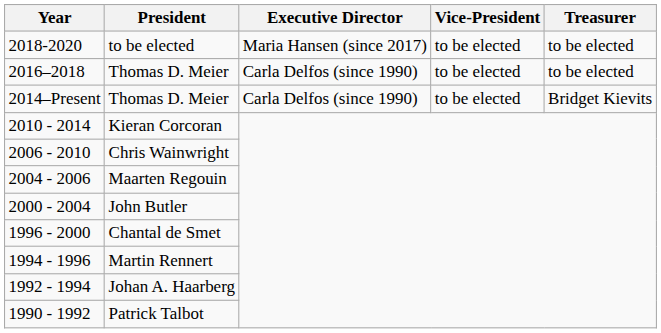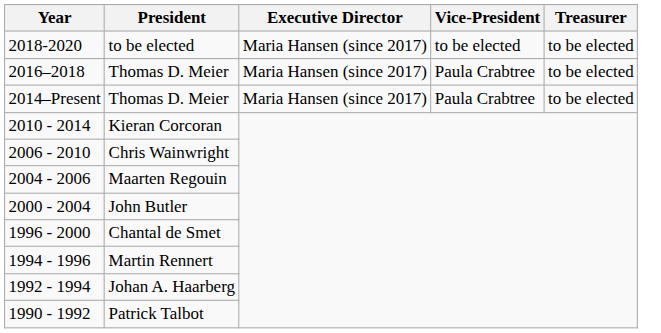(330, 71) Carla Delfos (since 1990) -> (335, 71) Maria Hansen (since 2017)
(478, 71) to be elected -> (485, 71) Paula Crabtree
(330, 98) Carla Delfos (since 1990) -> (335, 98) Maria Hansen (since 2017)
(478, 98) to be elected -> (485, 98) Paula Crabtree
(600, 98) Bridget Kievits -> (591, 98) to be elected
